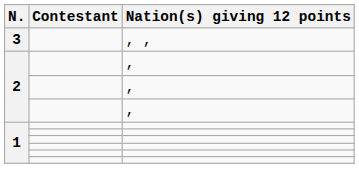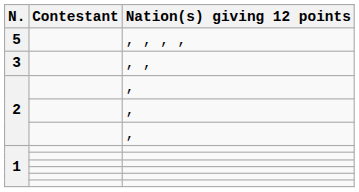+ row: (17, 40)
